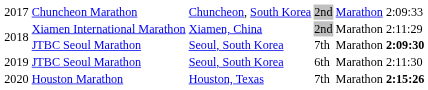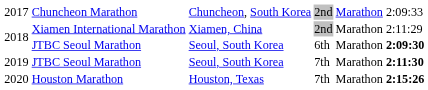(322, 45) 7th -> (322, 45) 6th
(322, 62) 6th -> (322, 62) 7th
(404, 62) normal -> (405, 62) bold
